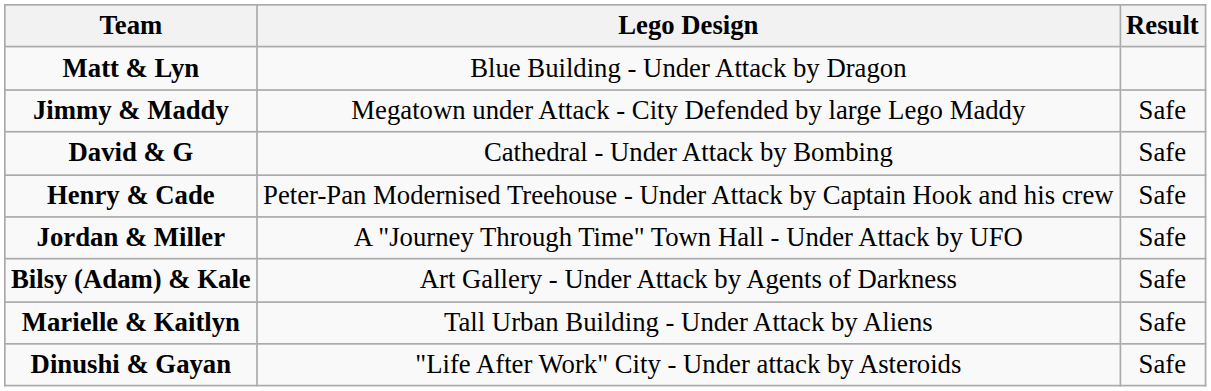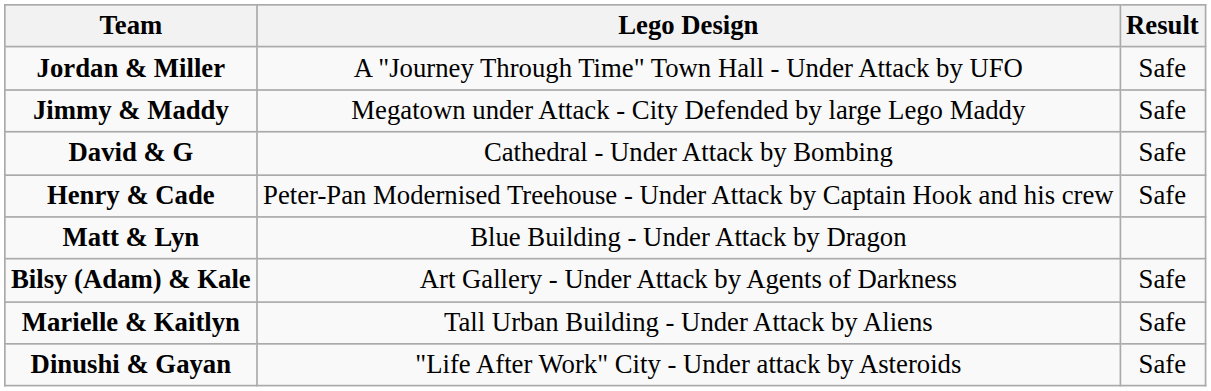rows swapped: (131, 68) <-> (131, 237)
